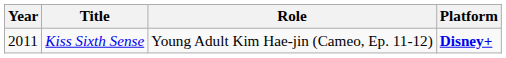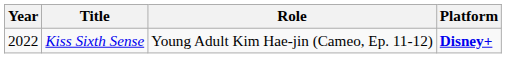(23, 40) 2011 -> (23, 40) 2022
